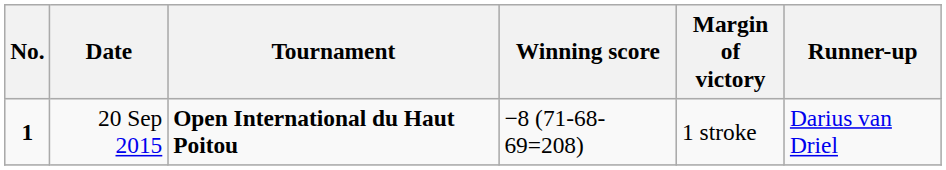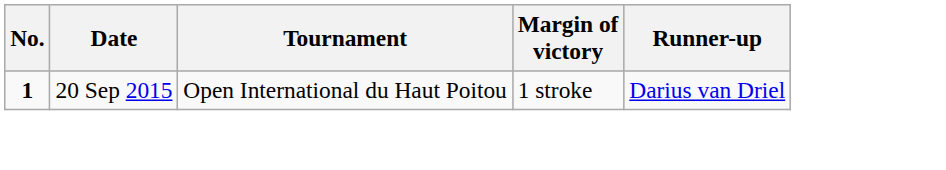- column: (588, 51)
(314, 131) bold -> (345, 90) normal
